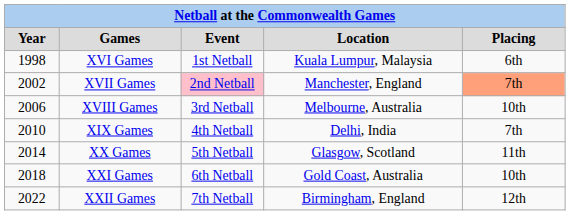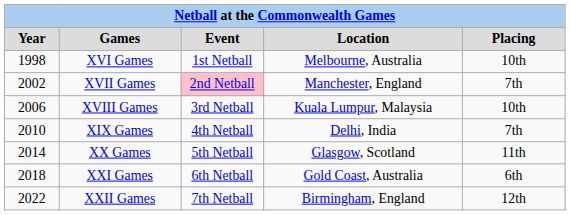(363, 61) Kuala Lumpur, Malaysia -> (363, 61) Melbourne, Australia
(514, 61) 6th -> (514, 61) 10th
(514, 84) lightsalmon background -> (514, 84) no background
(363, 107) Melbourne, Australia -> (363, 107) Kuala Lumpur, Malaysia
(514, 175) 10th -> (514, 175) 6th
